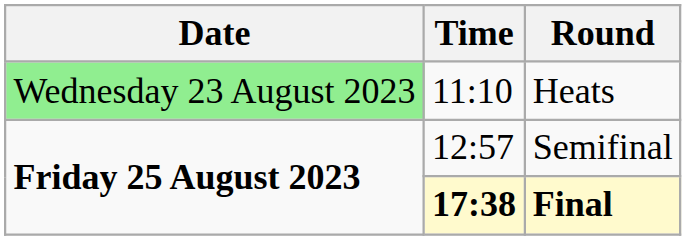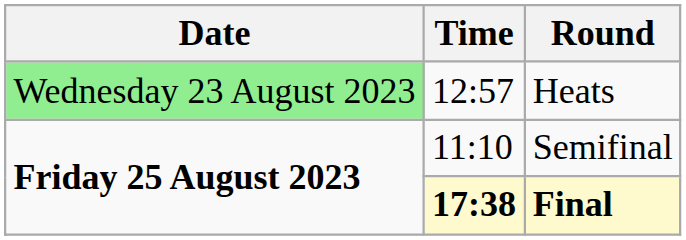(472, 90) 11:10 -> (473, 90) 12:57
(473, 147) 12:57 -> (472, 147) 11:10
